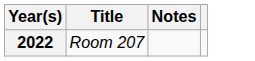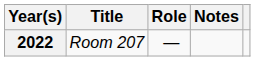+ column: (169, 17)
